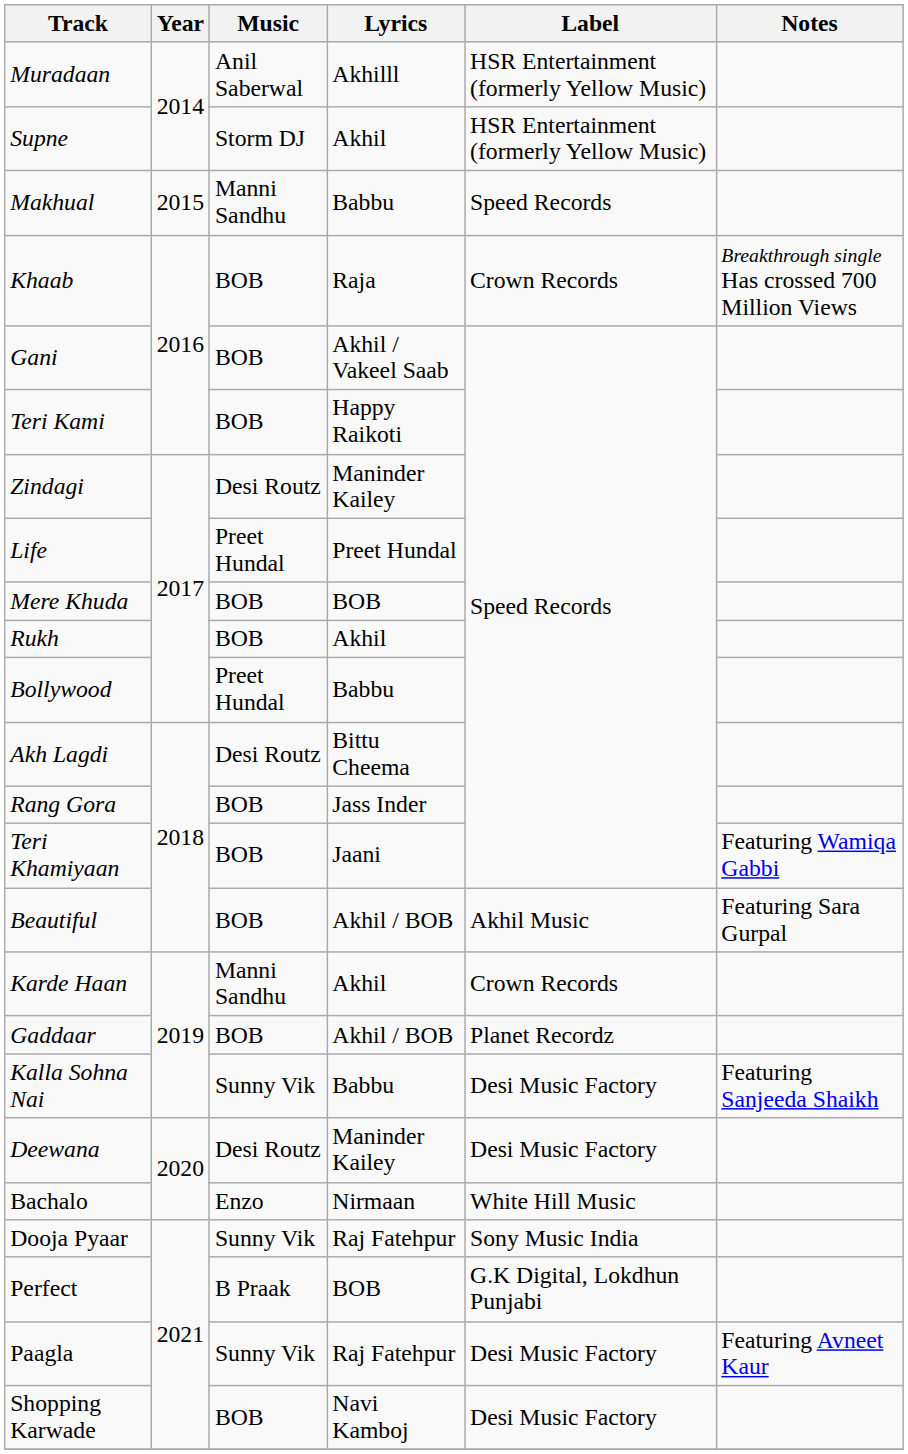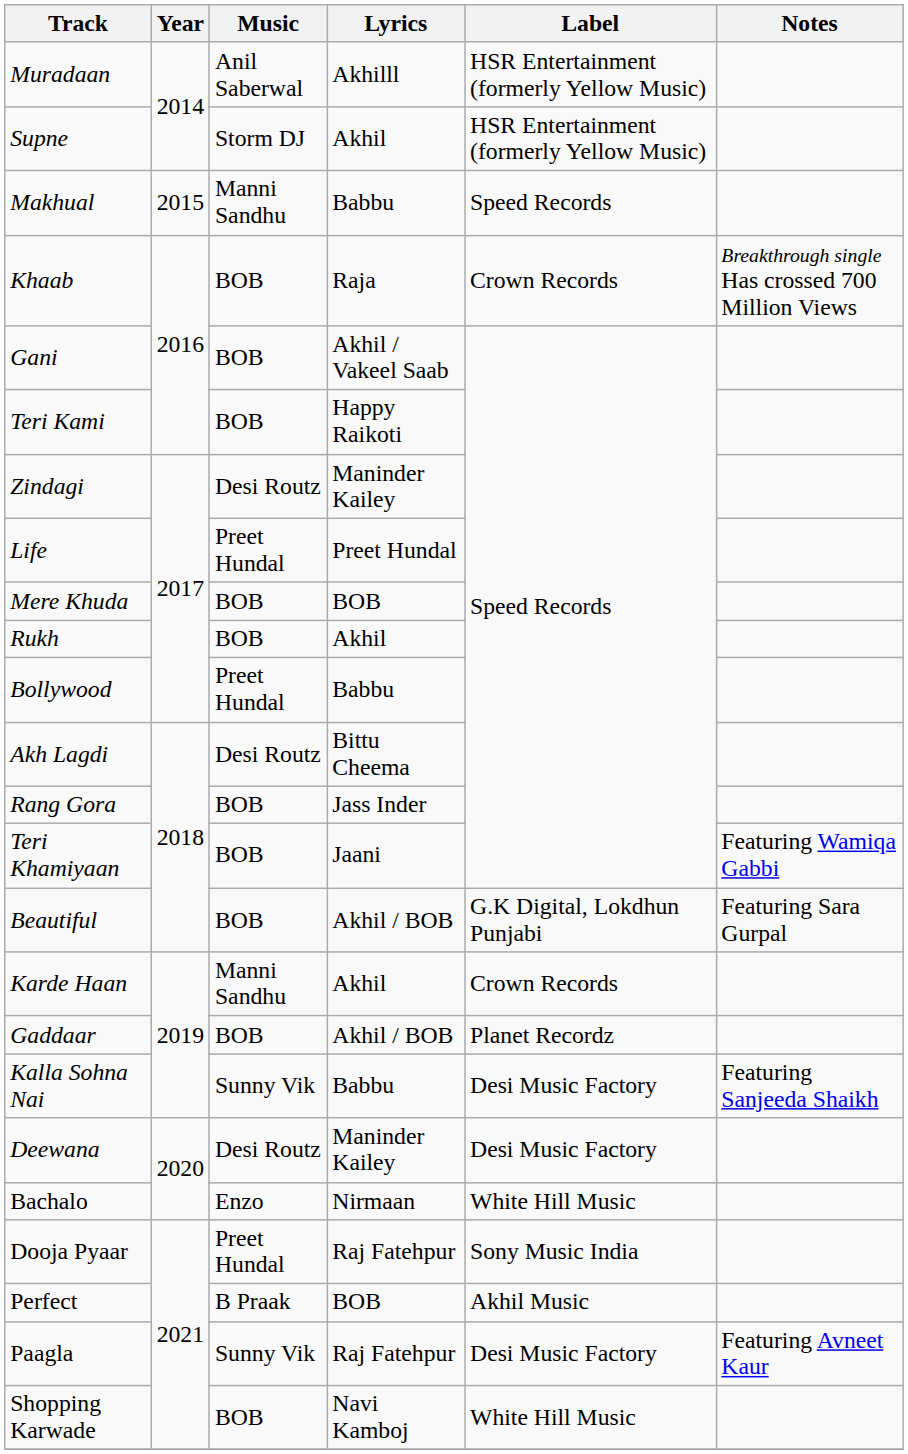(530, 919) Akhil Music -> (575, 919) G.K Digital, Lokdhun Punjabi
(265, 1238) Sunny Vik -> (250, 1251) Preet Hundal
(575, 1289) G.K Digital, Lokdhun Punjabi -> (530, 1302) Akhil Music
(563, 1417) Desi Music Factory -> (553, 1417) White Hill Music
